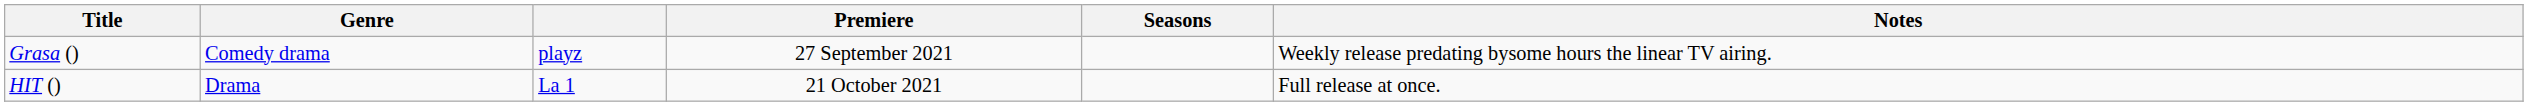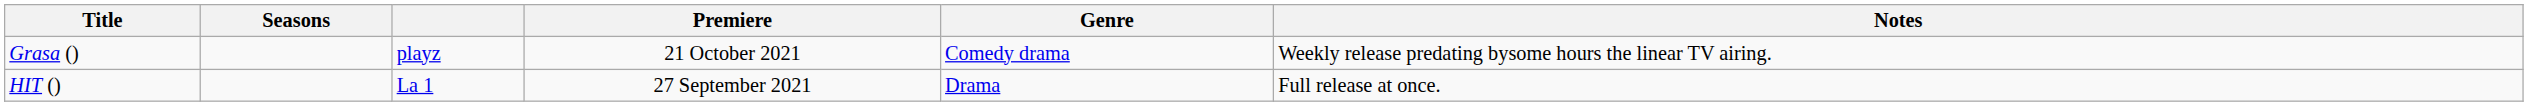columns swapped: (367, 20) <-> (1178, 20)
(874, 52) 27 September 2021 -> (732, 52) 21 October 2021
(874, 85) 21 October 2021 -> (732, 85) 27 September 2021
